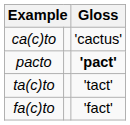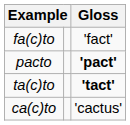rows swapped: (34, 108) <-> (34, 39)
(98, 85) normal -> (98, 85) bold
